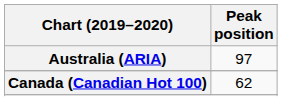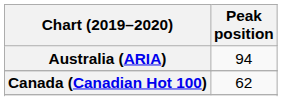(244, 58) 97 -> (244, 58) 94
